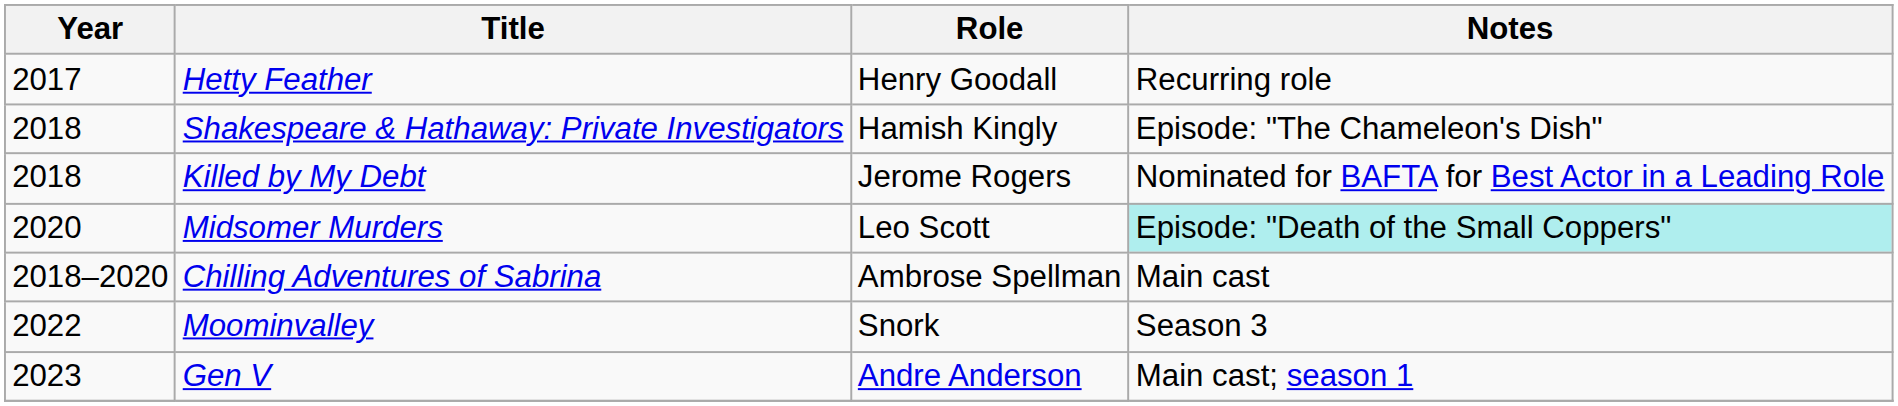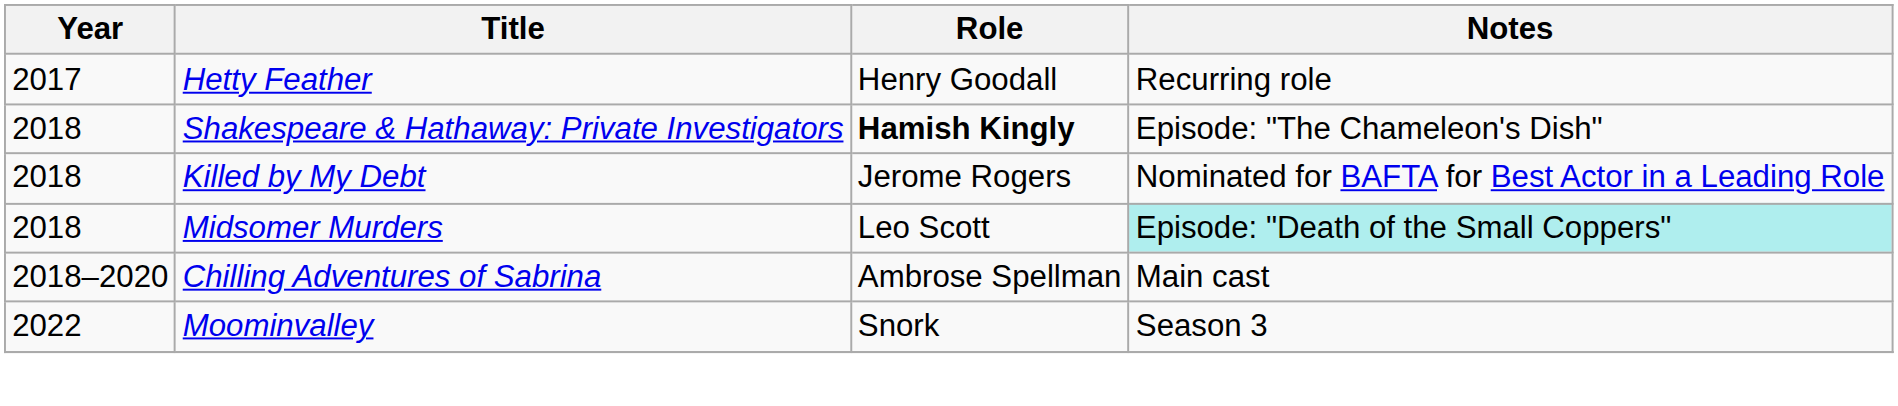(958, 128) normal -> (966, 128) bold
(47, 227) 2020 -> (47, 227) 2018
- row: (227, 375)
